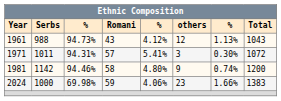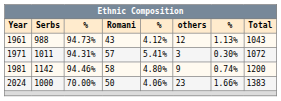(81, 84) 69.98% -> (81, 84) 70.00%
(110, 84) 59 -> (110, 84) 50
